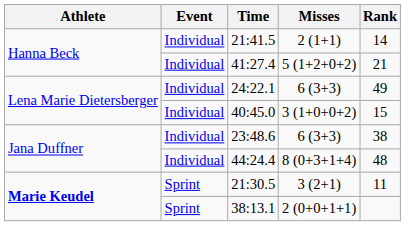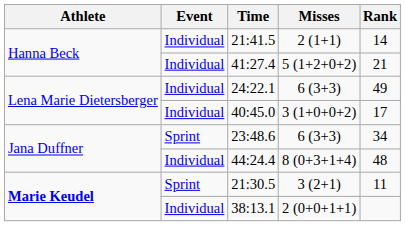(380, 112) 15 -> (380, 112) 17
(194, 136) Individual -> (182, 136) Sprint
(380, 136) 38 -> (380, 136) 34
(182, 208) Sprint -> (194, 208) Individual
